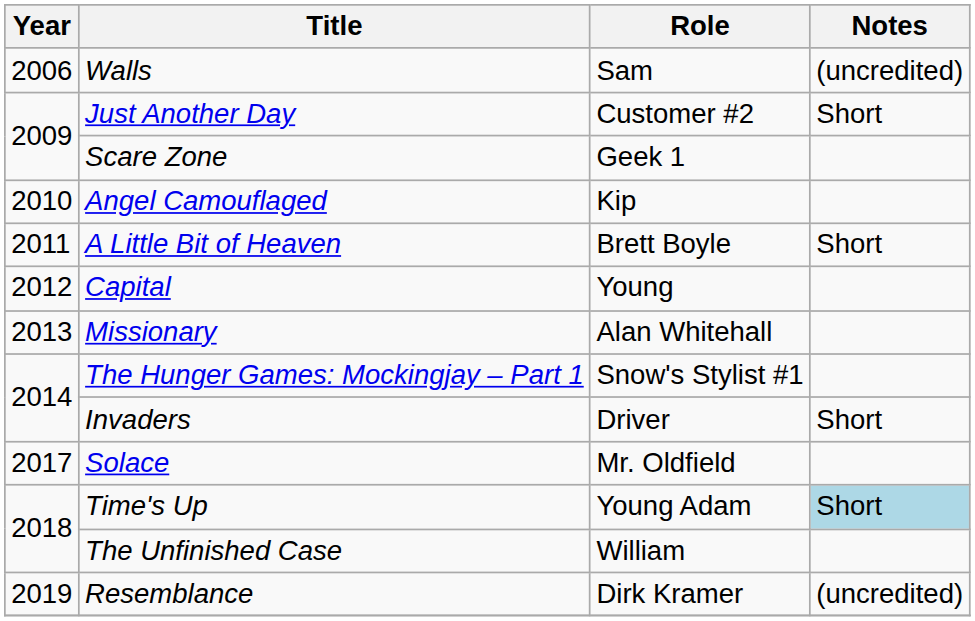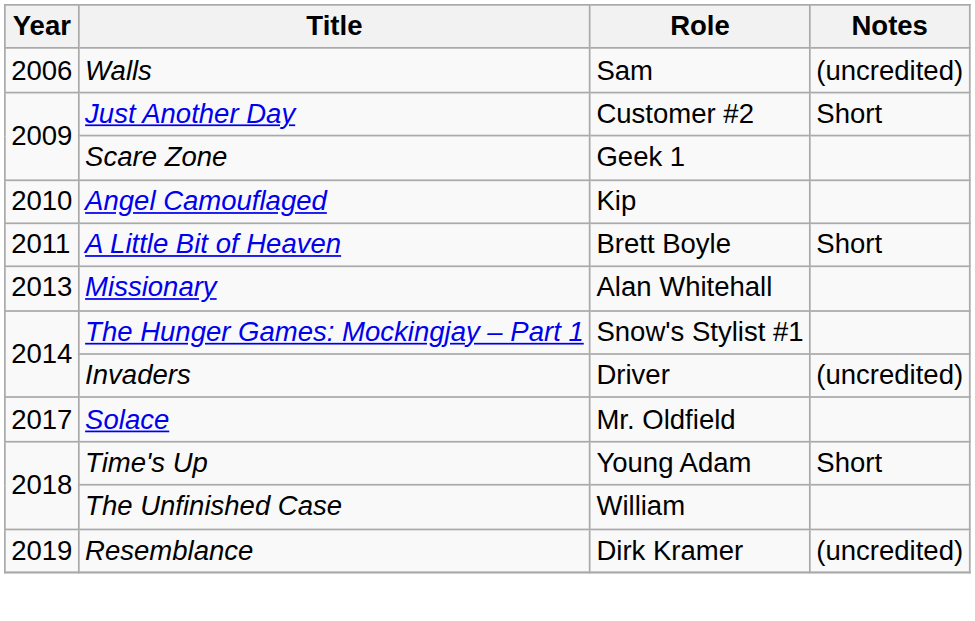- row: (128, 288)
(849, 419) Short -> (890, 375) (uncredited)
(849, 506) lightblue background -> (849, 462) no background
